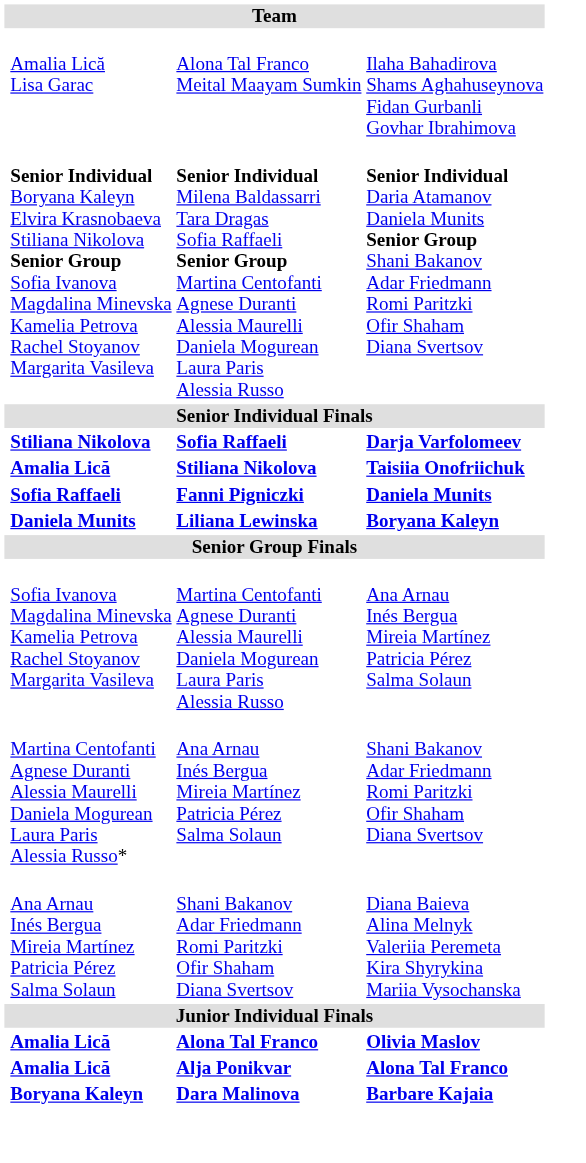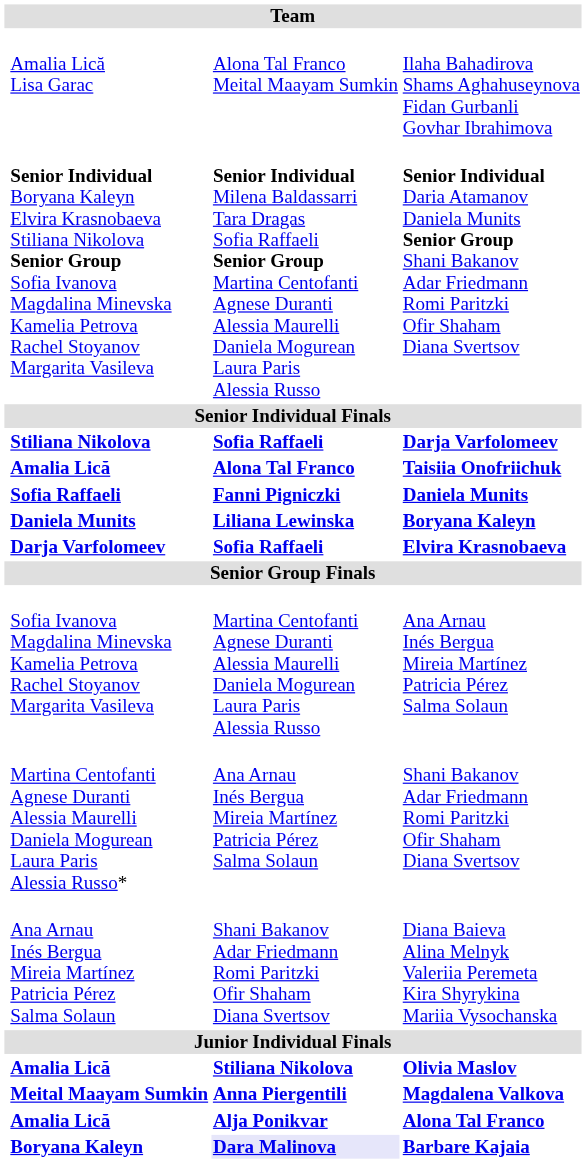(246, 468) Stiliana Nikolova -> (284, 468) Alona Tal Franco
+ row: (484, 546)
(247, 1041) Alona Tal Franco -> (283, 1068) Stiliana Nikolova
+ row: (483, 1094)
(238, 1094) no background -> (275, 1146) lavender background
